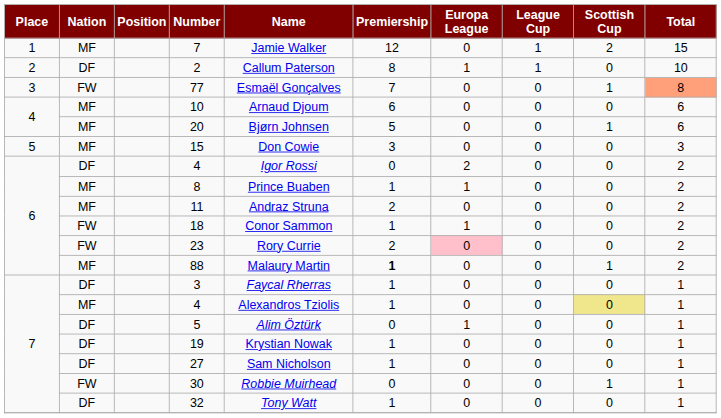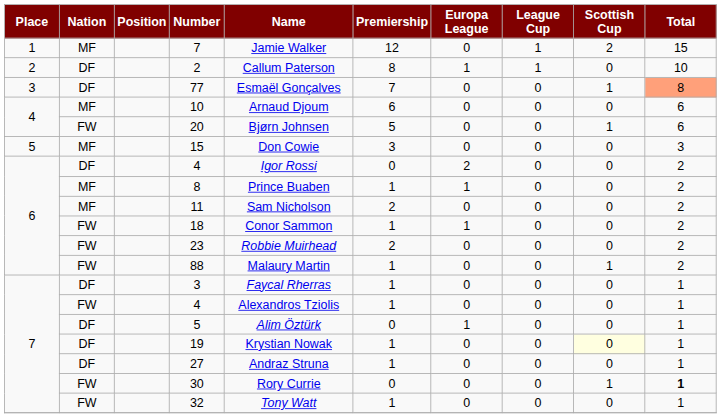(87, 88) FW -> (87, 88) DF
(87, 127) MF -> (87, 127) FW
(289, 206) Andraz Struna -> (289, 206) Sam Nicholson
(289, 245) Rory Currie -> (289, 245) Robbie Muirhead
(467, 245) pink background -> (467, 245) no background
(87, 265) MF -> (87, 265) FW
(392, 265) bold -> (392, 265) normal
(87, 305) MF -> (87, 305) FW
(609, 305) khaki background -> (609, 305) no background
(609, 344) no background -> (609, 344) lightyellow background
(289, 364) Sam Nicholson -> (289, 364) Andraz Struna
(289, 384) Robbie Muirhead -> (289, 384) Rory Currie
(681, 384) normal -> (681, 384) bold
(87, 403) DF -> (87, 403) FW
